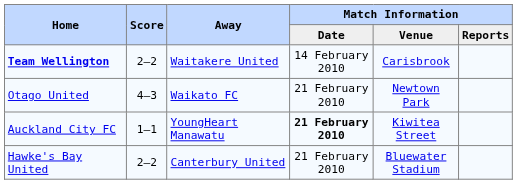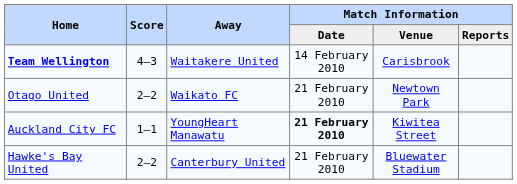(147, 62) 2–2 -> (147, 62) 4–3
(147, 95) 4–3 -> (147, 95) 2–2
